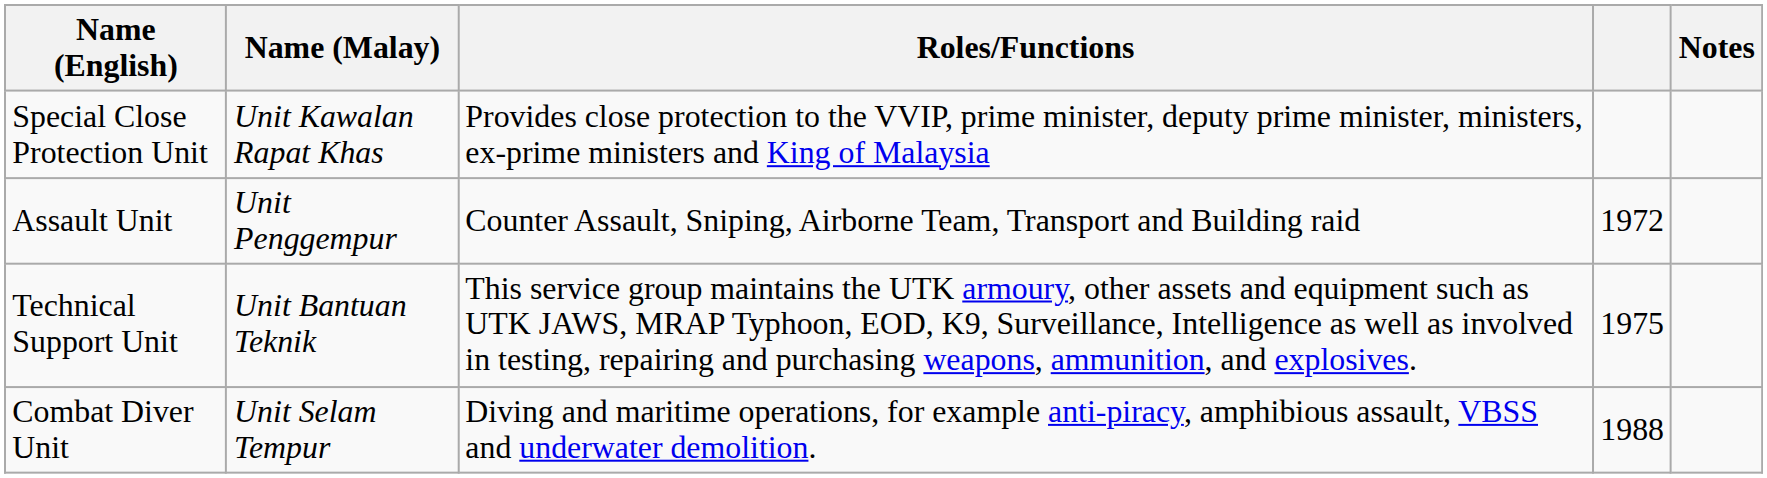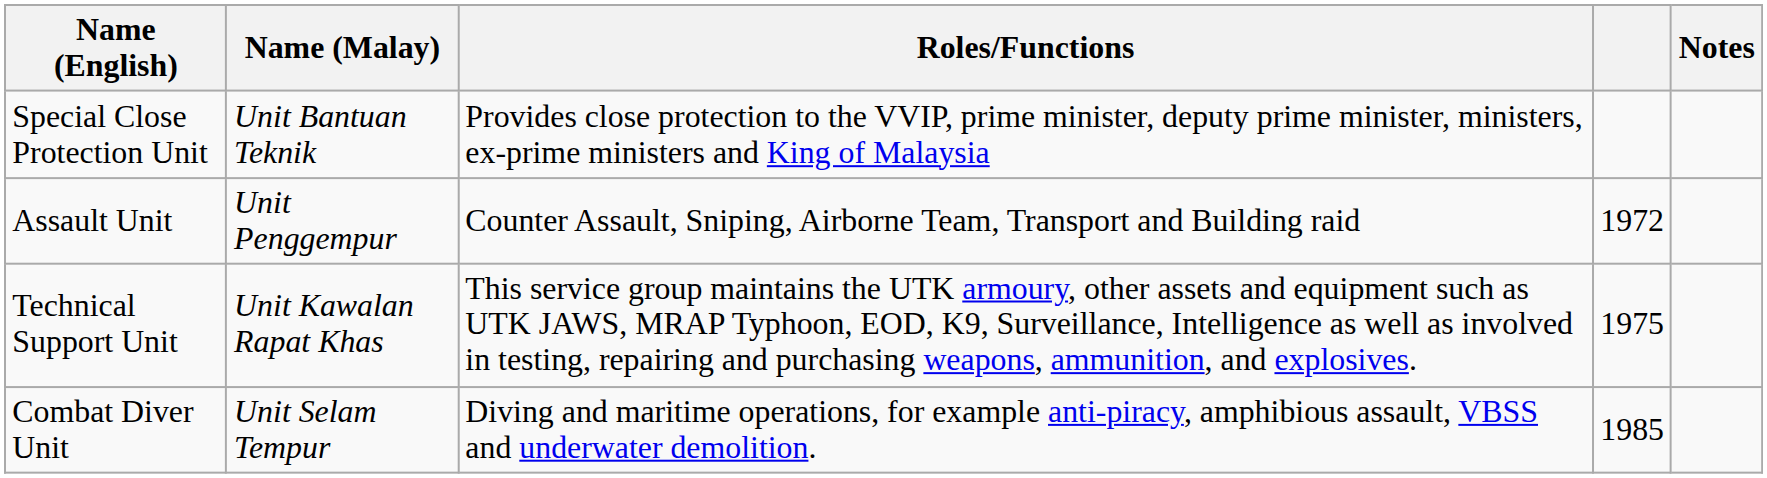(324, 133) Unit Kawalan Rapat Khas -> (320, 133) Unit Bantuan Teknik
(320, 324) Unit Bantuan Teknik -> (324, 324) Unit Kawalan Rapat Khas
(1632, 428) 1988 -> (1632, 428) 1985
